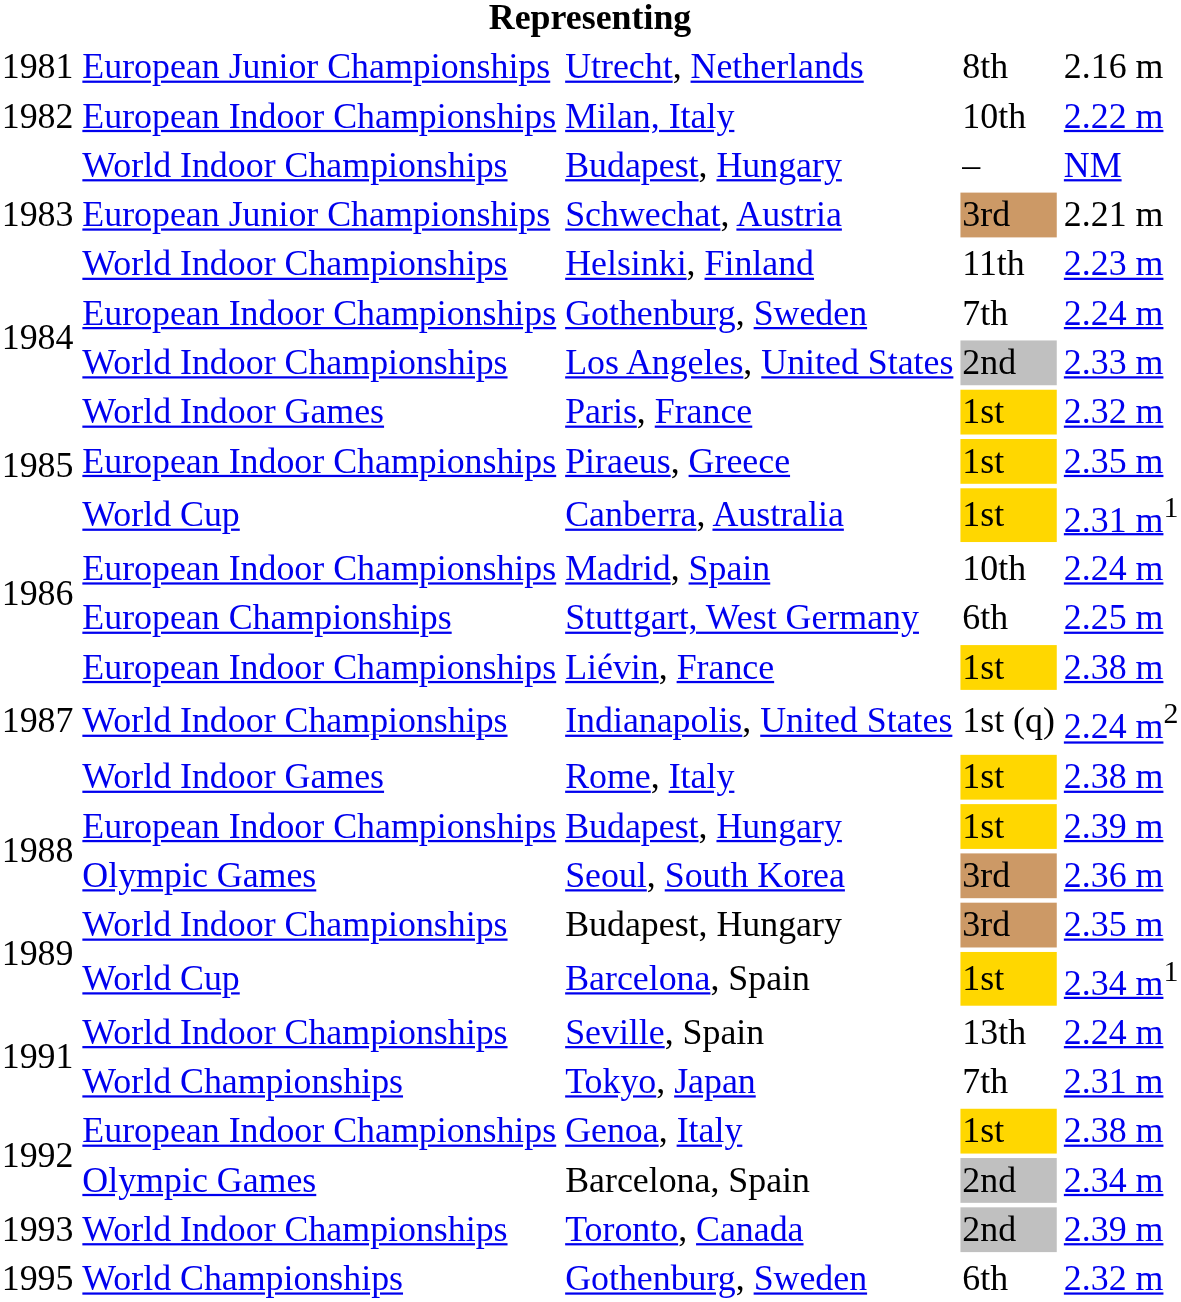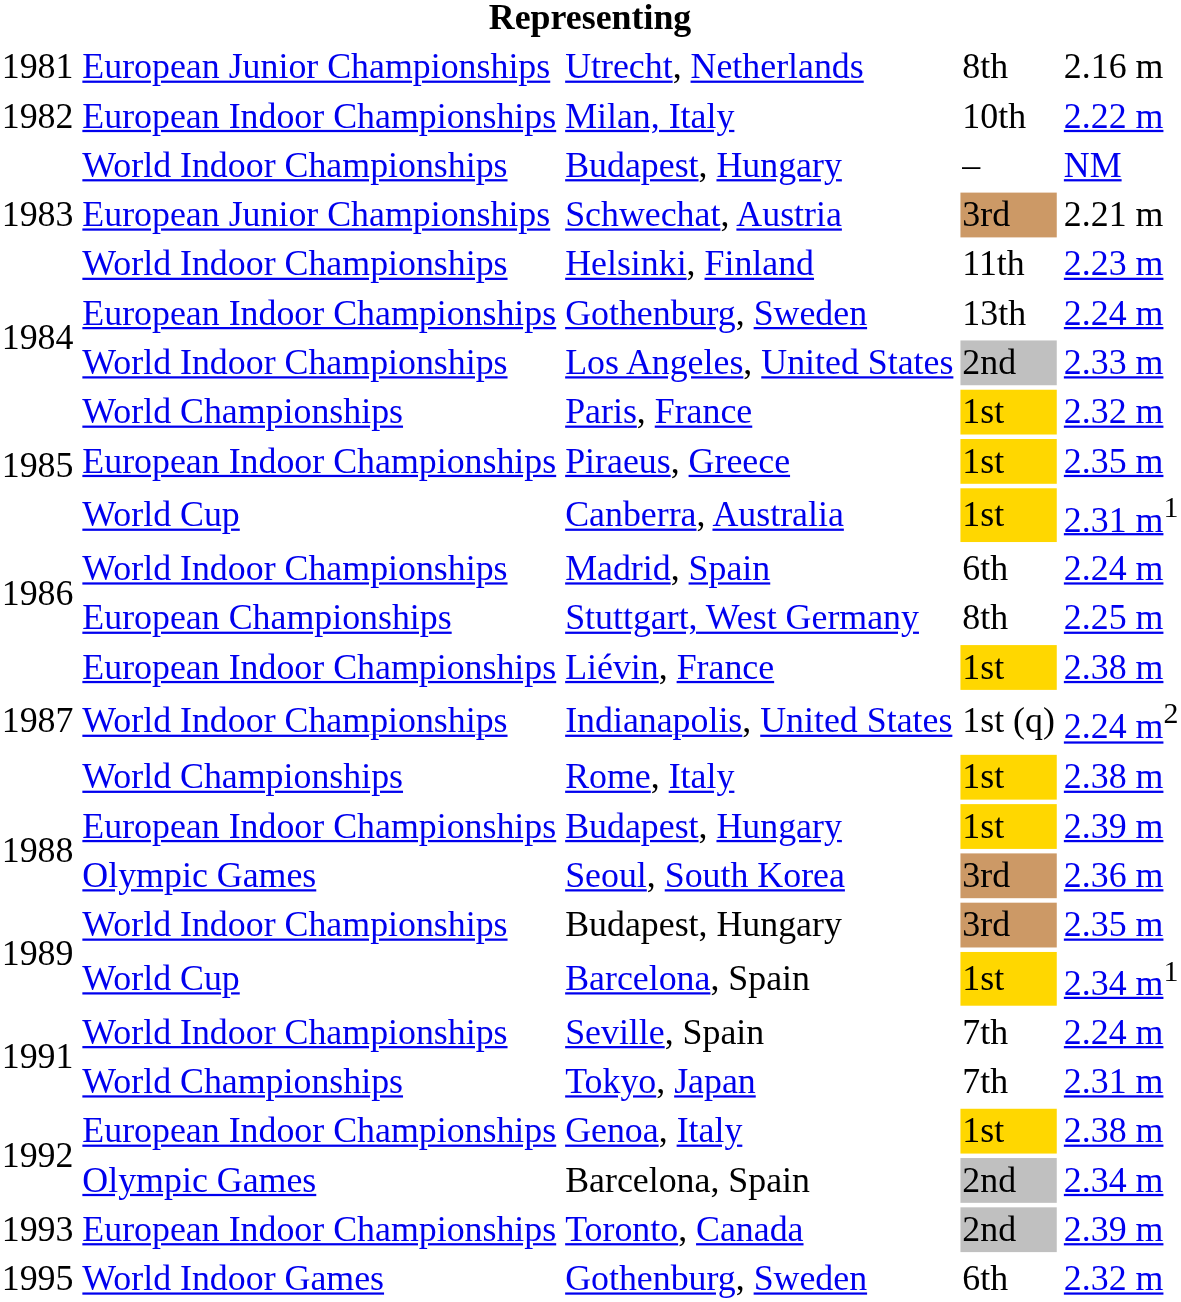(985, 312) 7th -> (994, 312) 13th
(233, 411) World Indoor Games -> (243, 411) World Championships
(319, 569) European Indoor Championships -> (295, 569) World Indoor Championships
(994, 569) 10th -> (985, 569) 6th
(985, 618) 6th -> (985, 618) 8th
(233, 775) World Indoor Games -> (243, 775) World Championships
(994, 1031) 13th -> (985, 1031) 7th
(295, 1229) World Indoor Championships -> (319, 1229) European Indoor Championships
(243, 1278) World Championships -> (233, 1278) World Indoor Games
